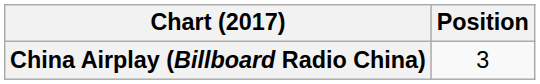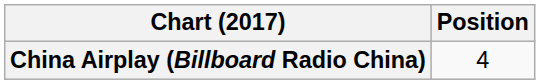(483, 60) 3 -> (483, 60) 4
